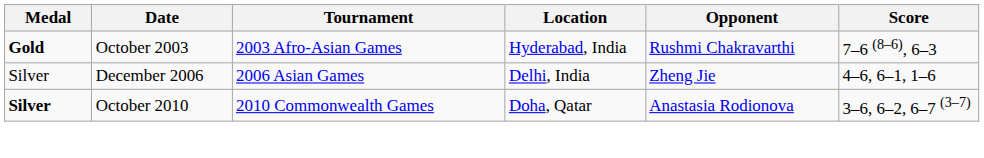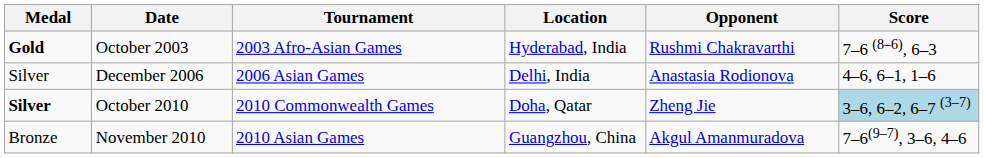(682, 76) Zheng Jie -> (722, 76) Anastasia Rodionova
(722, 105) Anastasia Rodionova -> (682, 105) Zheng Jie
(907, 105) no background -> (907, 105) lightblue background
+ row: (151, 136)
